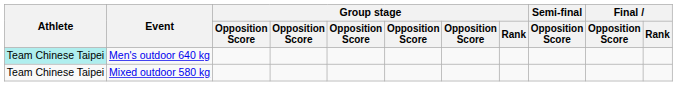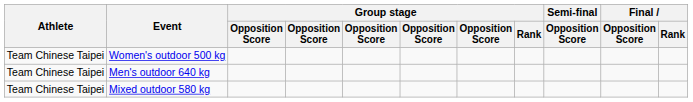+ row: (167, 56)
(55, 56) paleturquoise background -> (55, 73) no background
